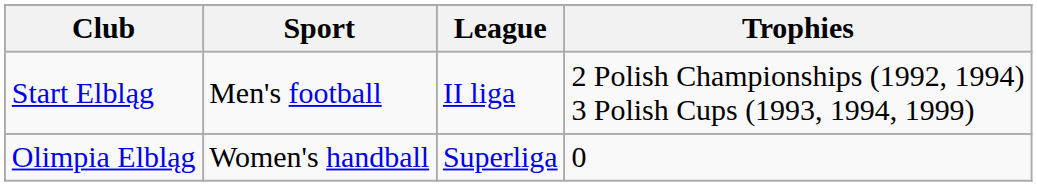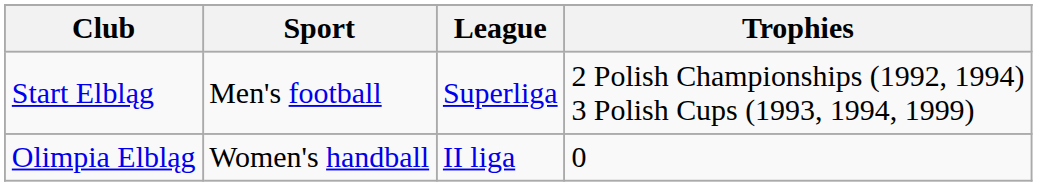(479, 92) II liga -> (500, 92) Superliga
(500, 156) Superliga -> (479, 156) II liga
